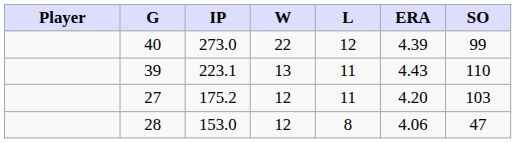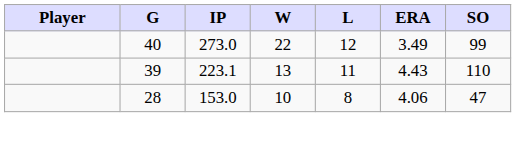(413, 44) 4.39 -> (413, 44) 3.49
- row: (153, 97)
(283, 124) 12 -> (283, 97) 10
